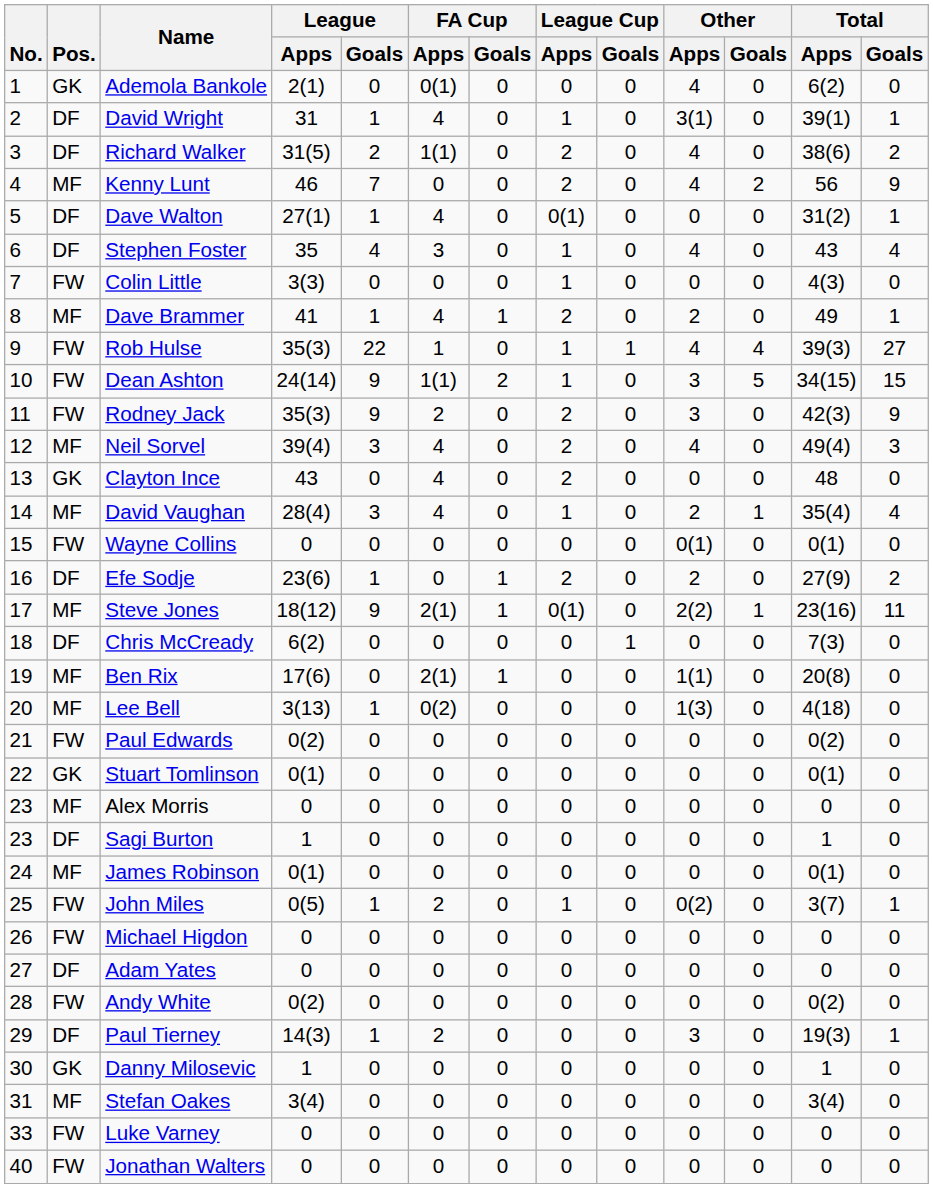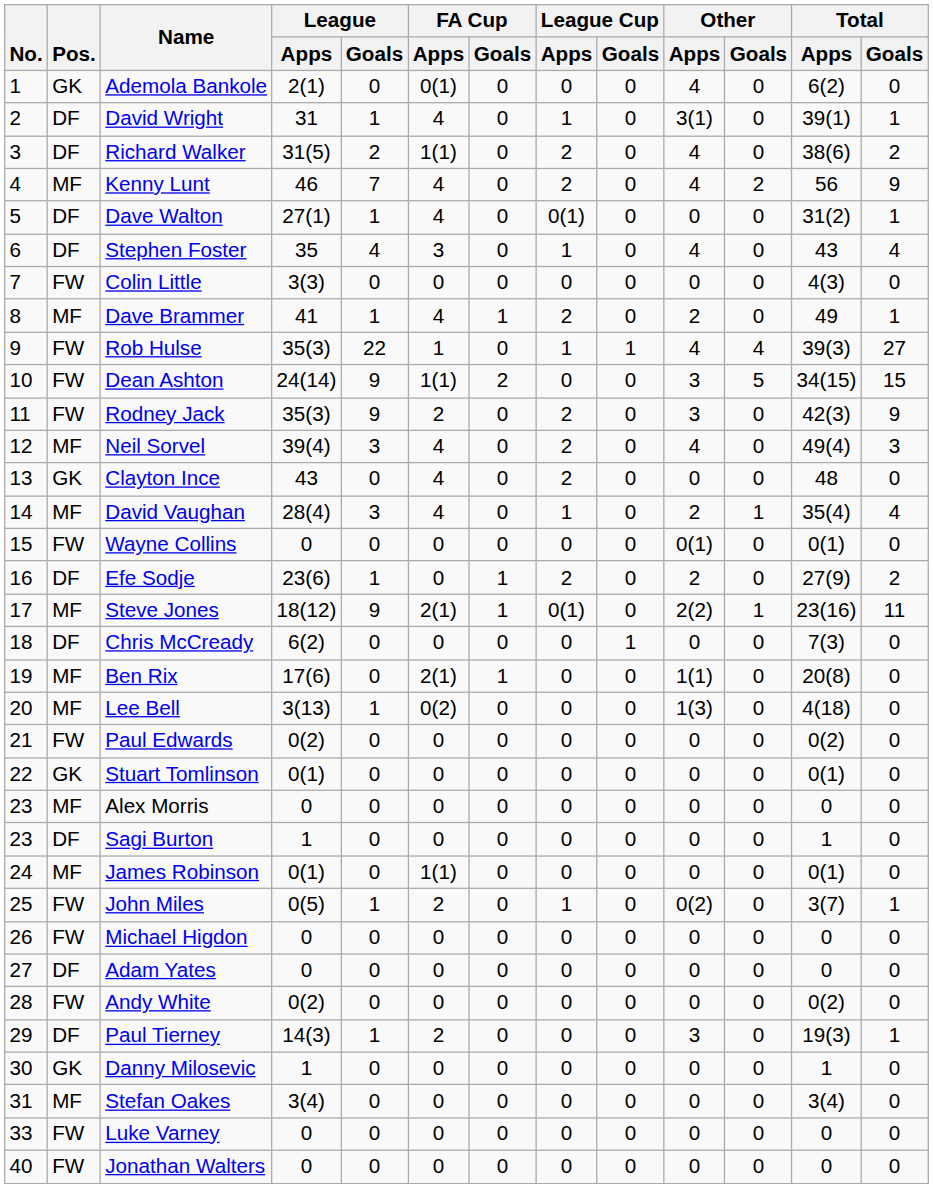(438, 184) 0 -> (438, 184) 4
(566, 282) 1 -> (566, 282) 0
(566, 380) 1 -> (566, 380) 0
(438, 871) 0 -> (438, 871) 1(1)
